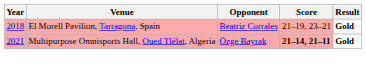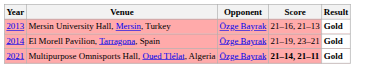+ row: (100, 26)
(15, 26) 2018 -> (15, 41) 2014
(249, 26) Beatriz Corrales -> (243, 41) Özge Bayrak
